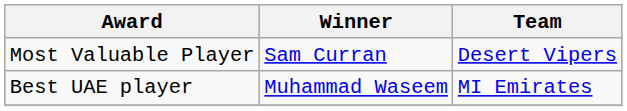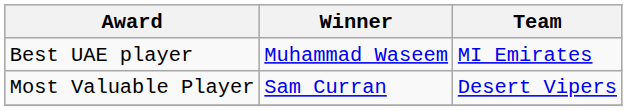rows swapped: (132, 55) <-> (102, 88)
